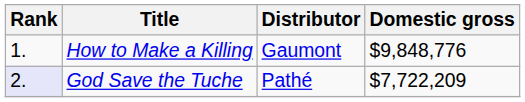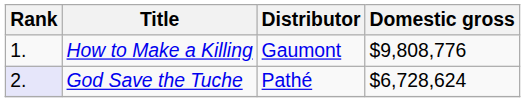(418, 50) $9,848,776 -> (418, 50) $9,808,776
(418, 81) $7,722,209 -> (418, 81) $6,728,624
